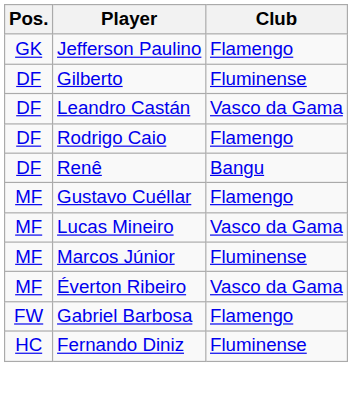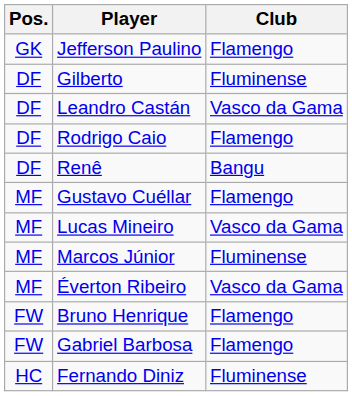+ row: (123, 316)
